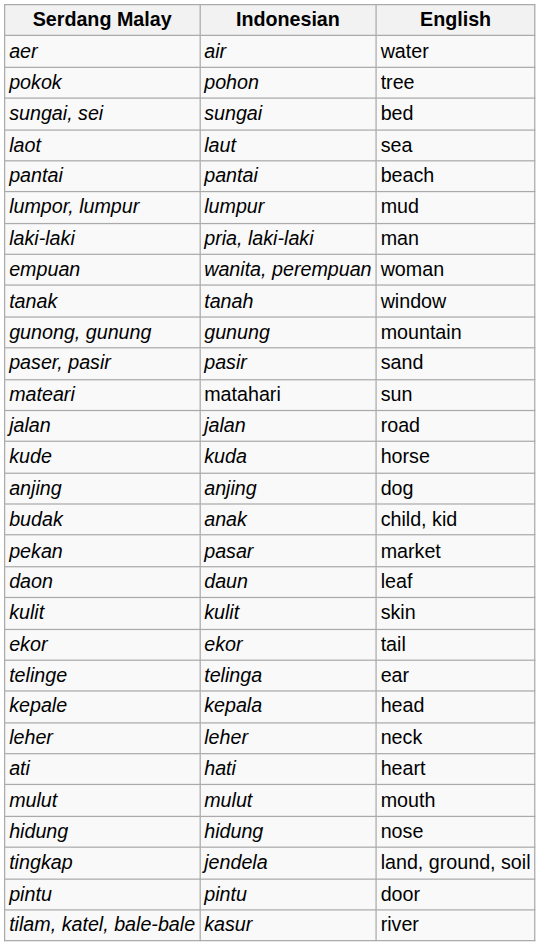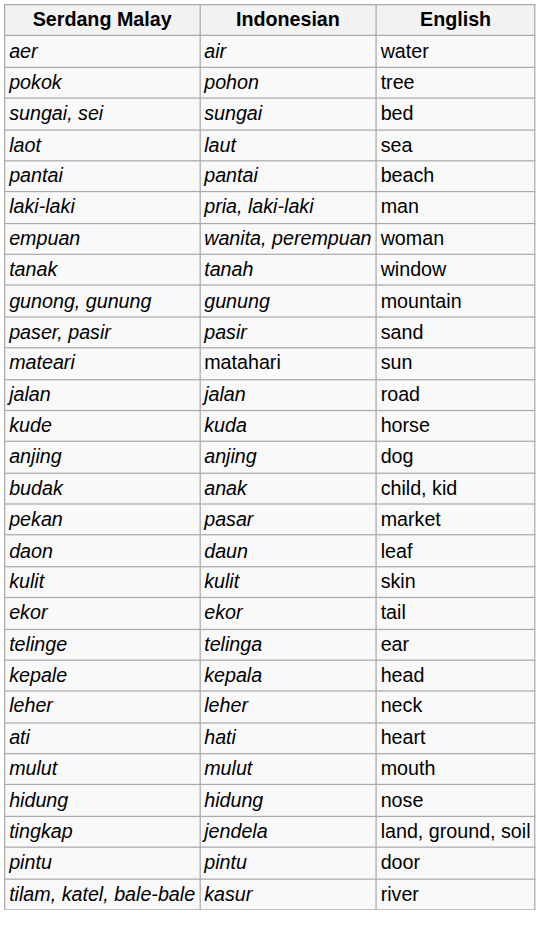- row: (74, 207)
